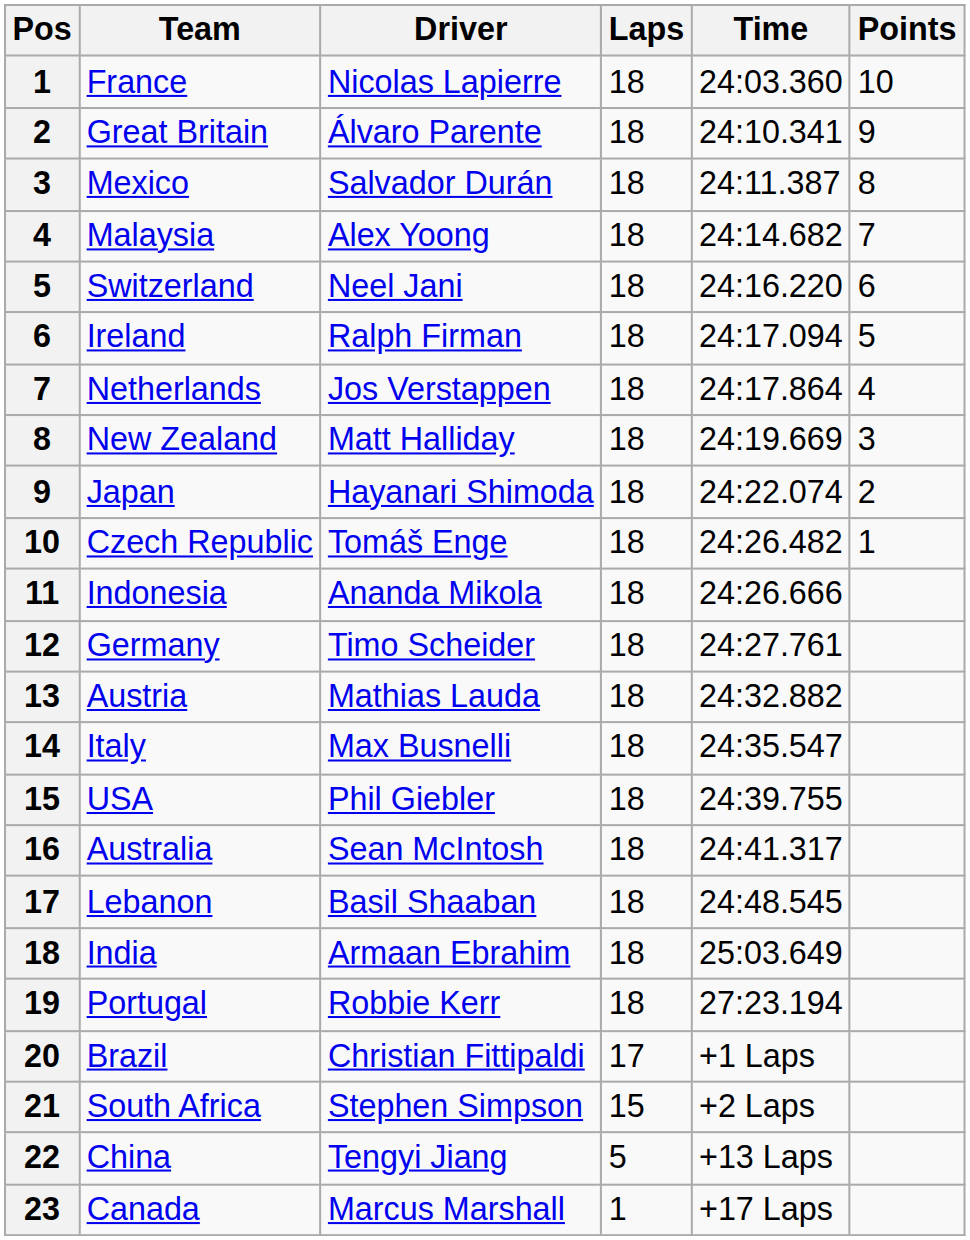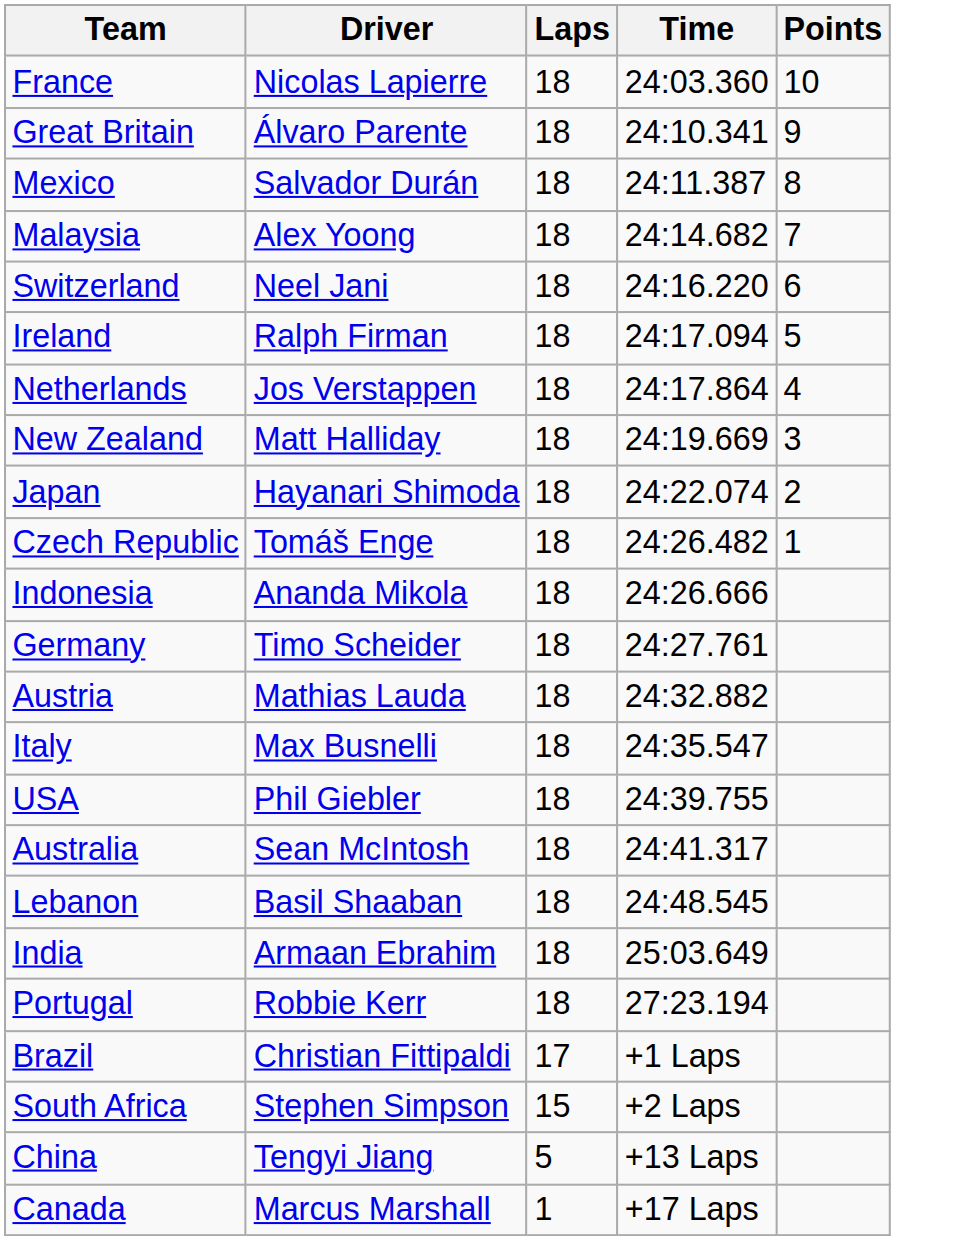- column: (42, 30)
